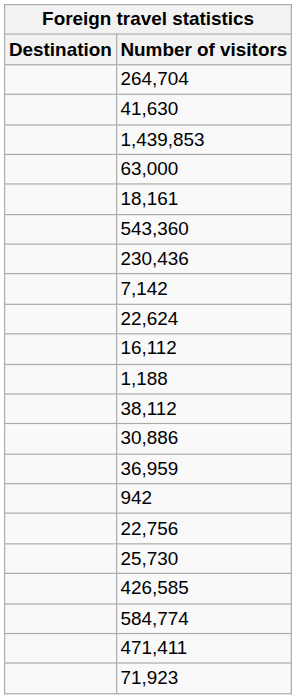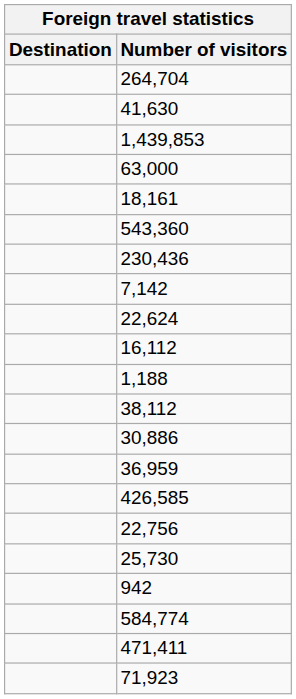rows swapped: (136, 498) <-> (155, 588)
